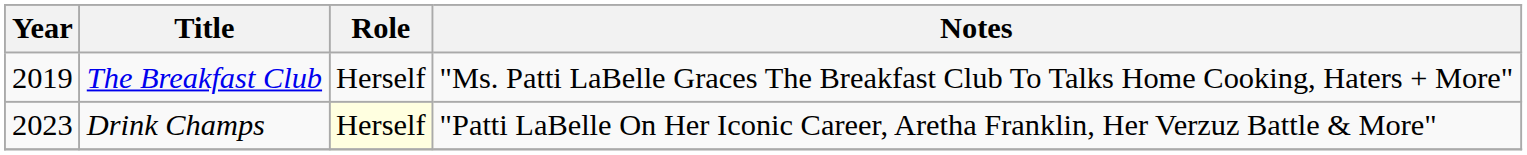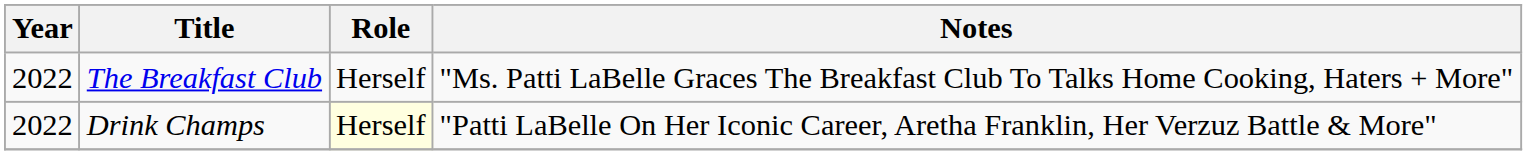(42, 76) 2019 -> (42, 76) 2022
(42, 125) 2023 -> (42, 125) 2022
